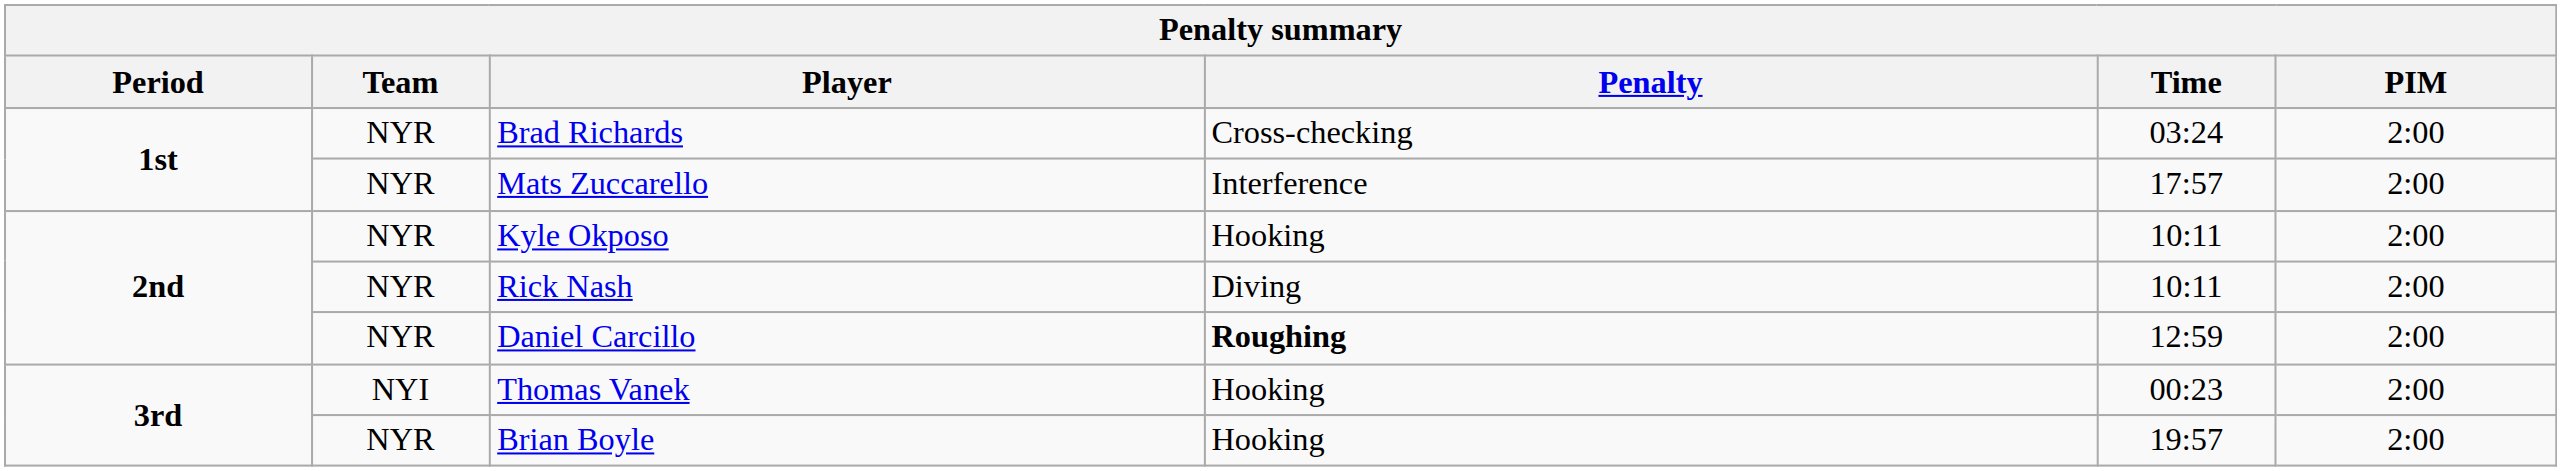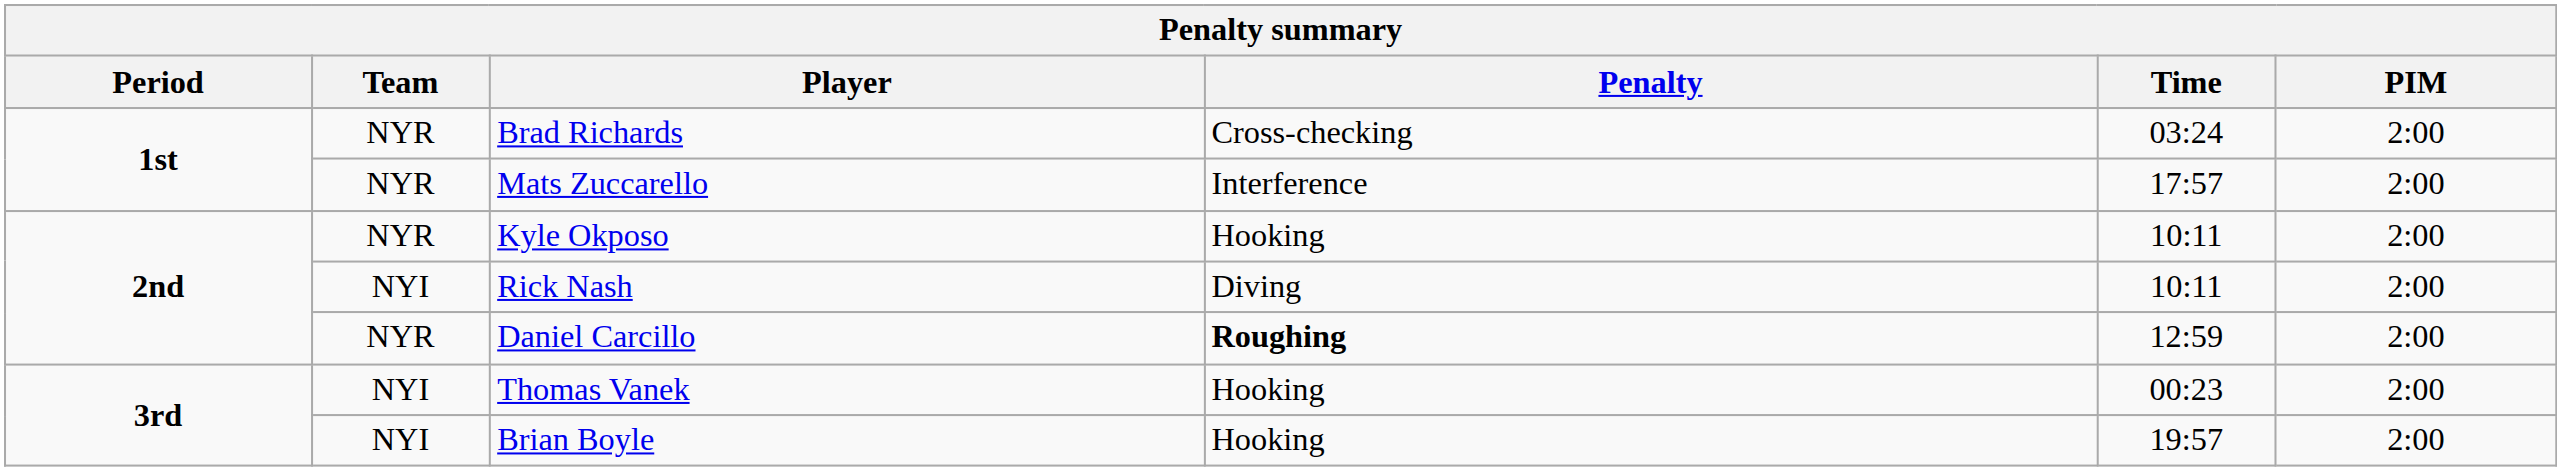(400, 286) NYR -> (400, 286) NYI
(400, 440) NYR -> (400, 440) NYI
